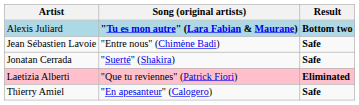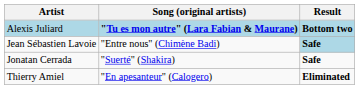(312, 44) no background -> (312, 44) lightblue background
- row: (38, 76)
(312, 92) Safe -> (326, 76) Eliminated
